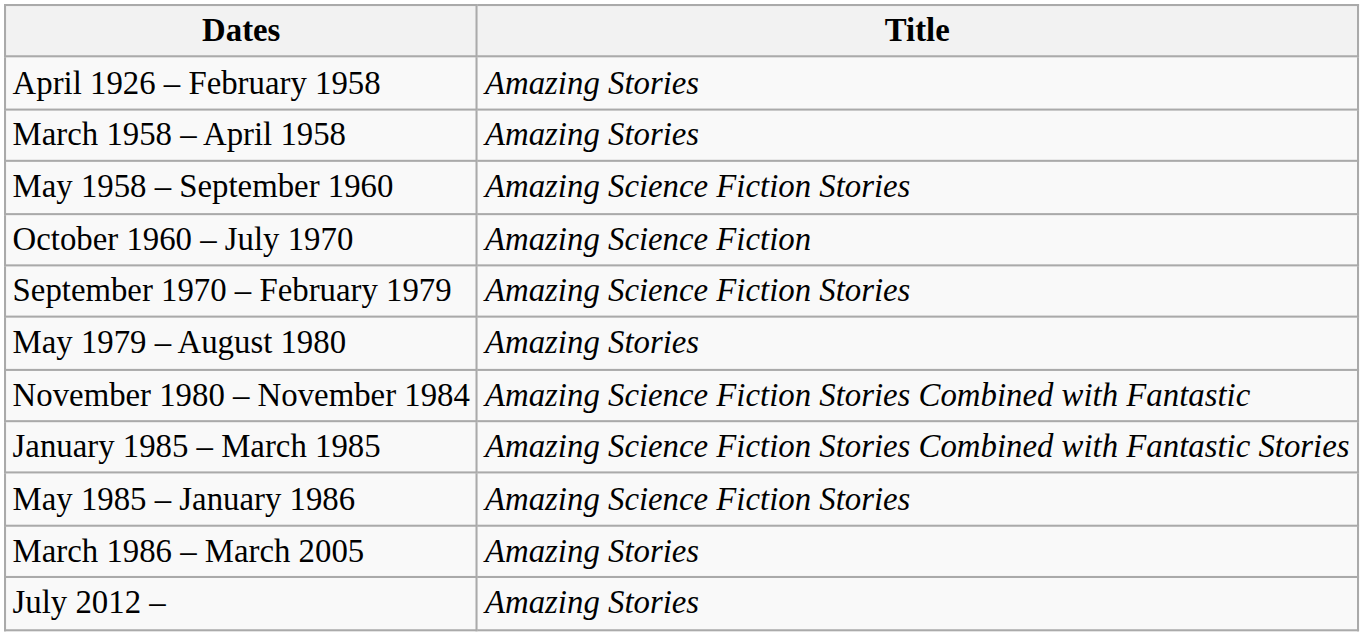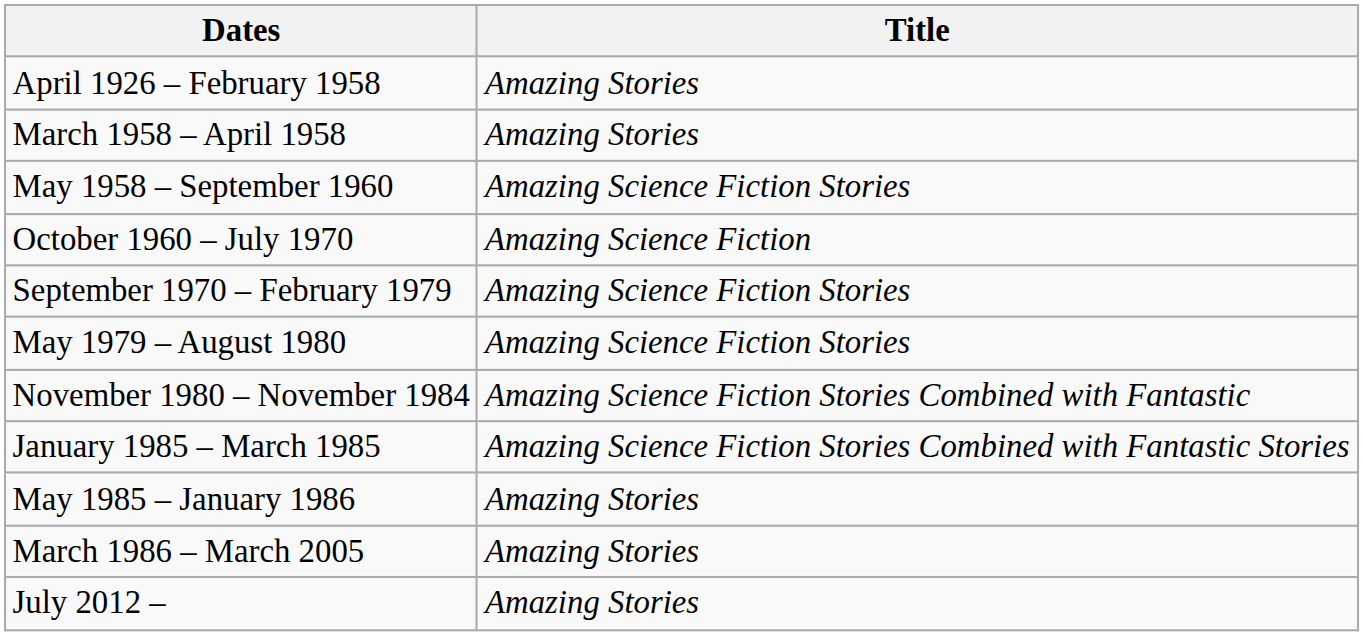(592, 342) Amazing Stories -> (698, 342) Amazing Science Fiction Stories
(698, 498) Amazing Science Fiction Stories -> (592, 498) Amazing Stories
